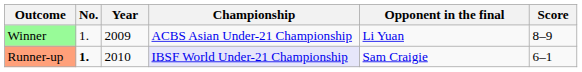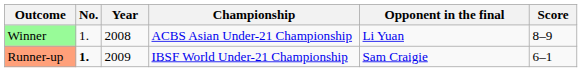(118, 35) 2009 -> (118, 35) 2008
(118, 56) 2010 -> (118, 56) 2009
(250, 56) lavender background -> (250, 56) no background
